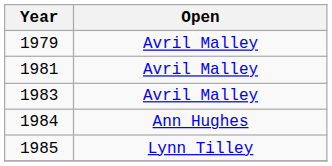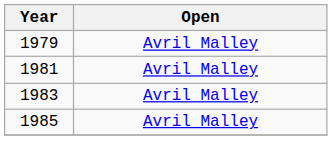- row: (39, 122)
(201, 148) Lynn Tilley -> (201, 122) Avril Malley
